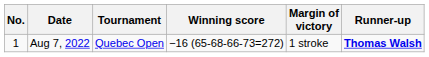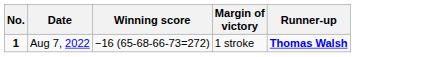- column: (129, 20)
(16, 43) normal -> (16, 43) bold
